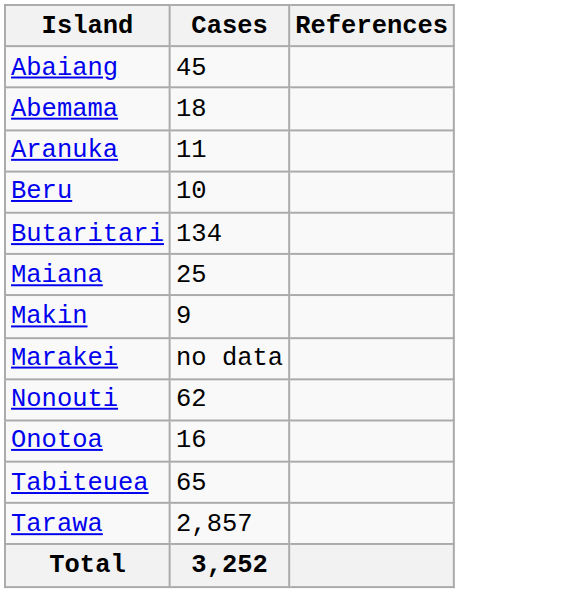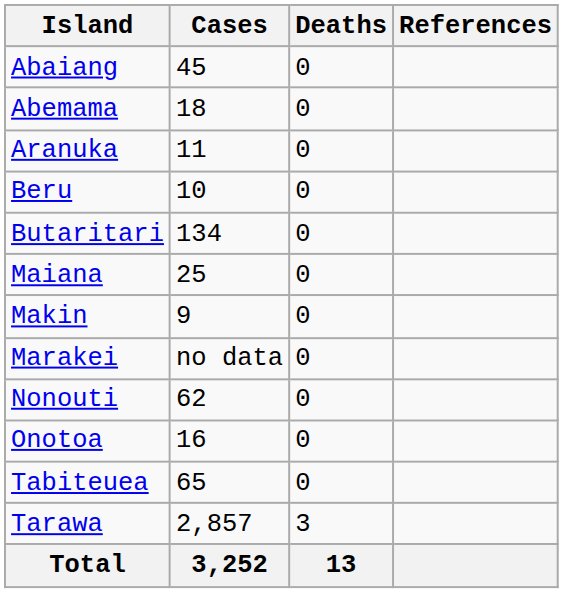+ column: (341, 26)
